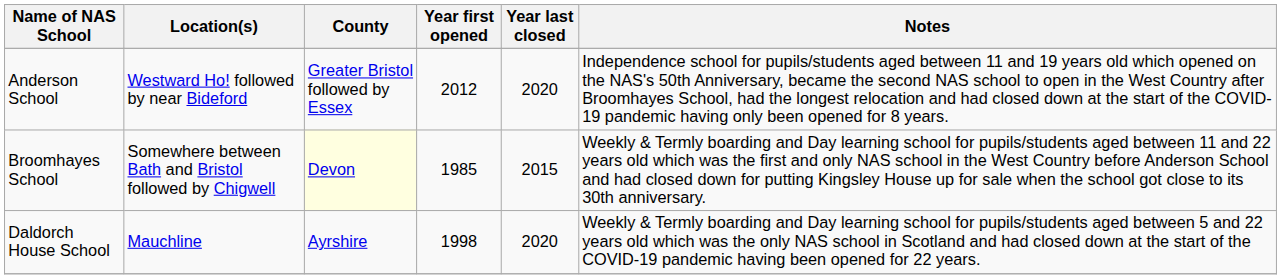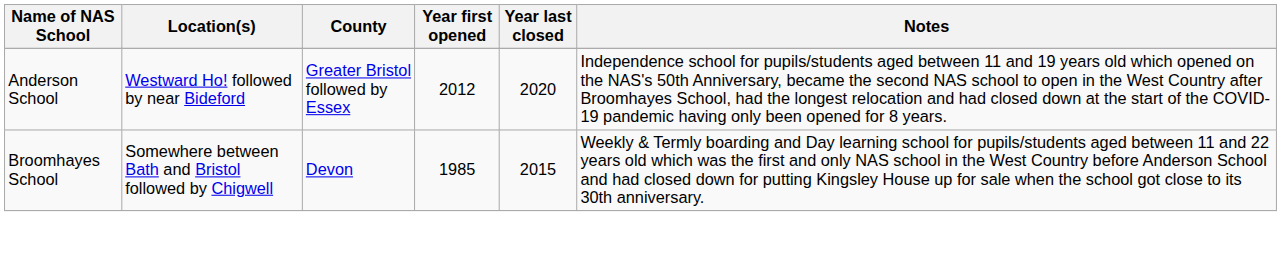(331, 170) lightyellow background -> (329, 170) no background
- row: (59, 241)
